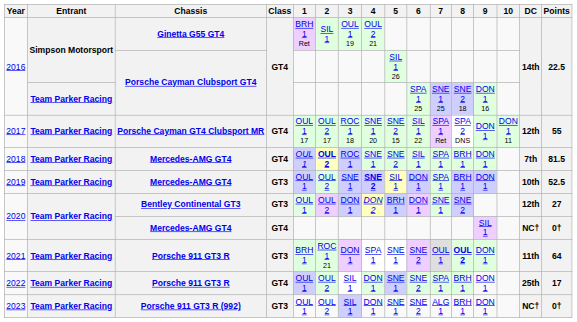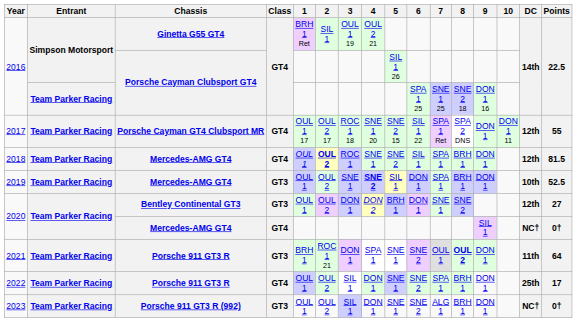(531, 159) 7th -> (531, 159) 12th
